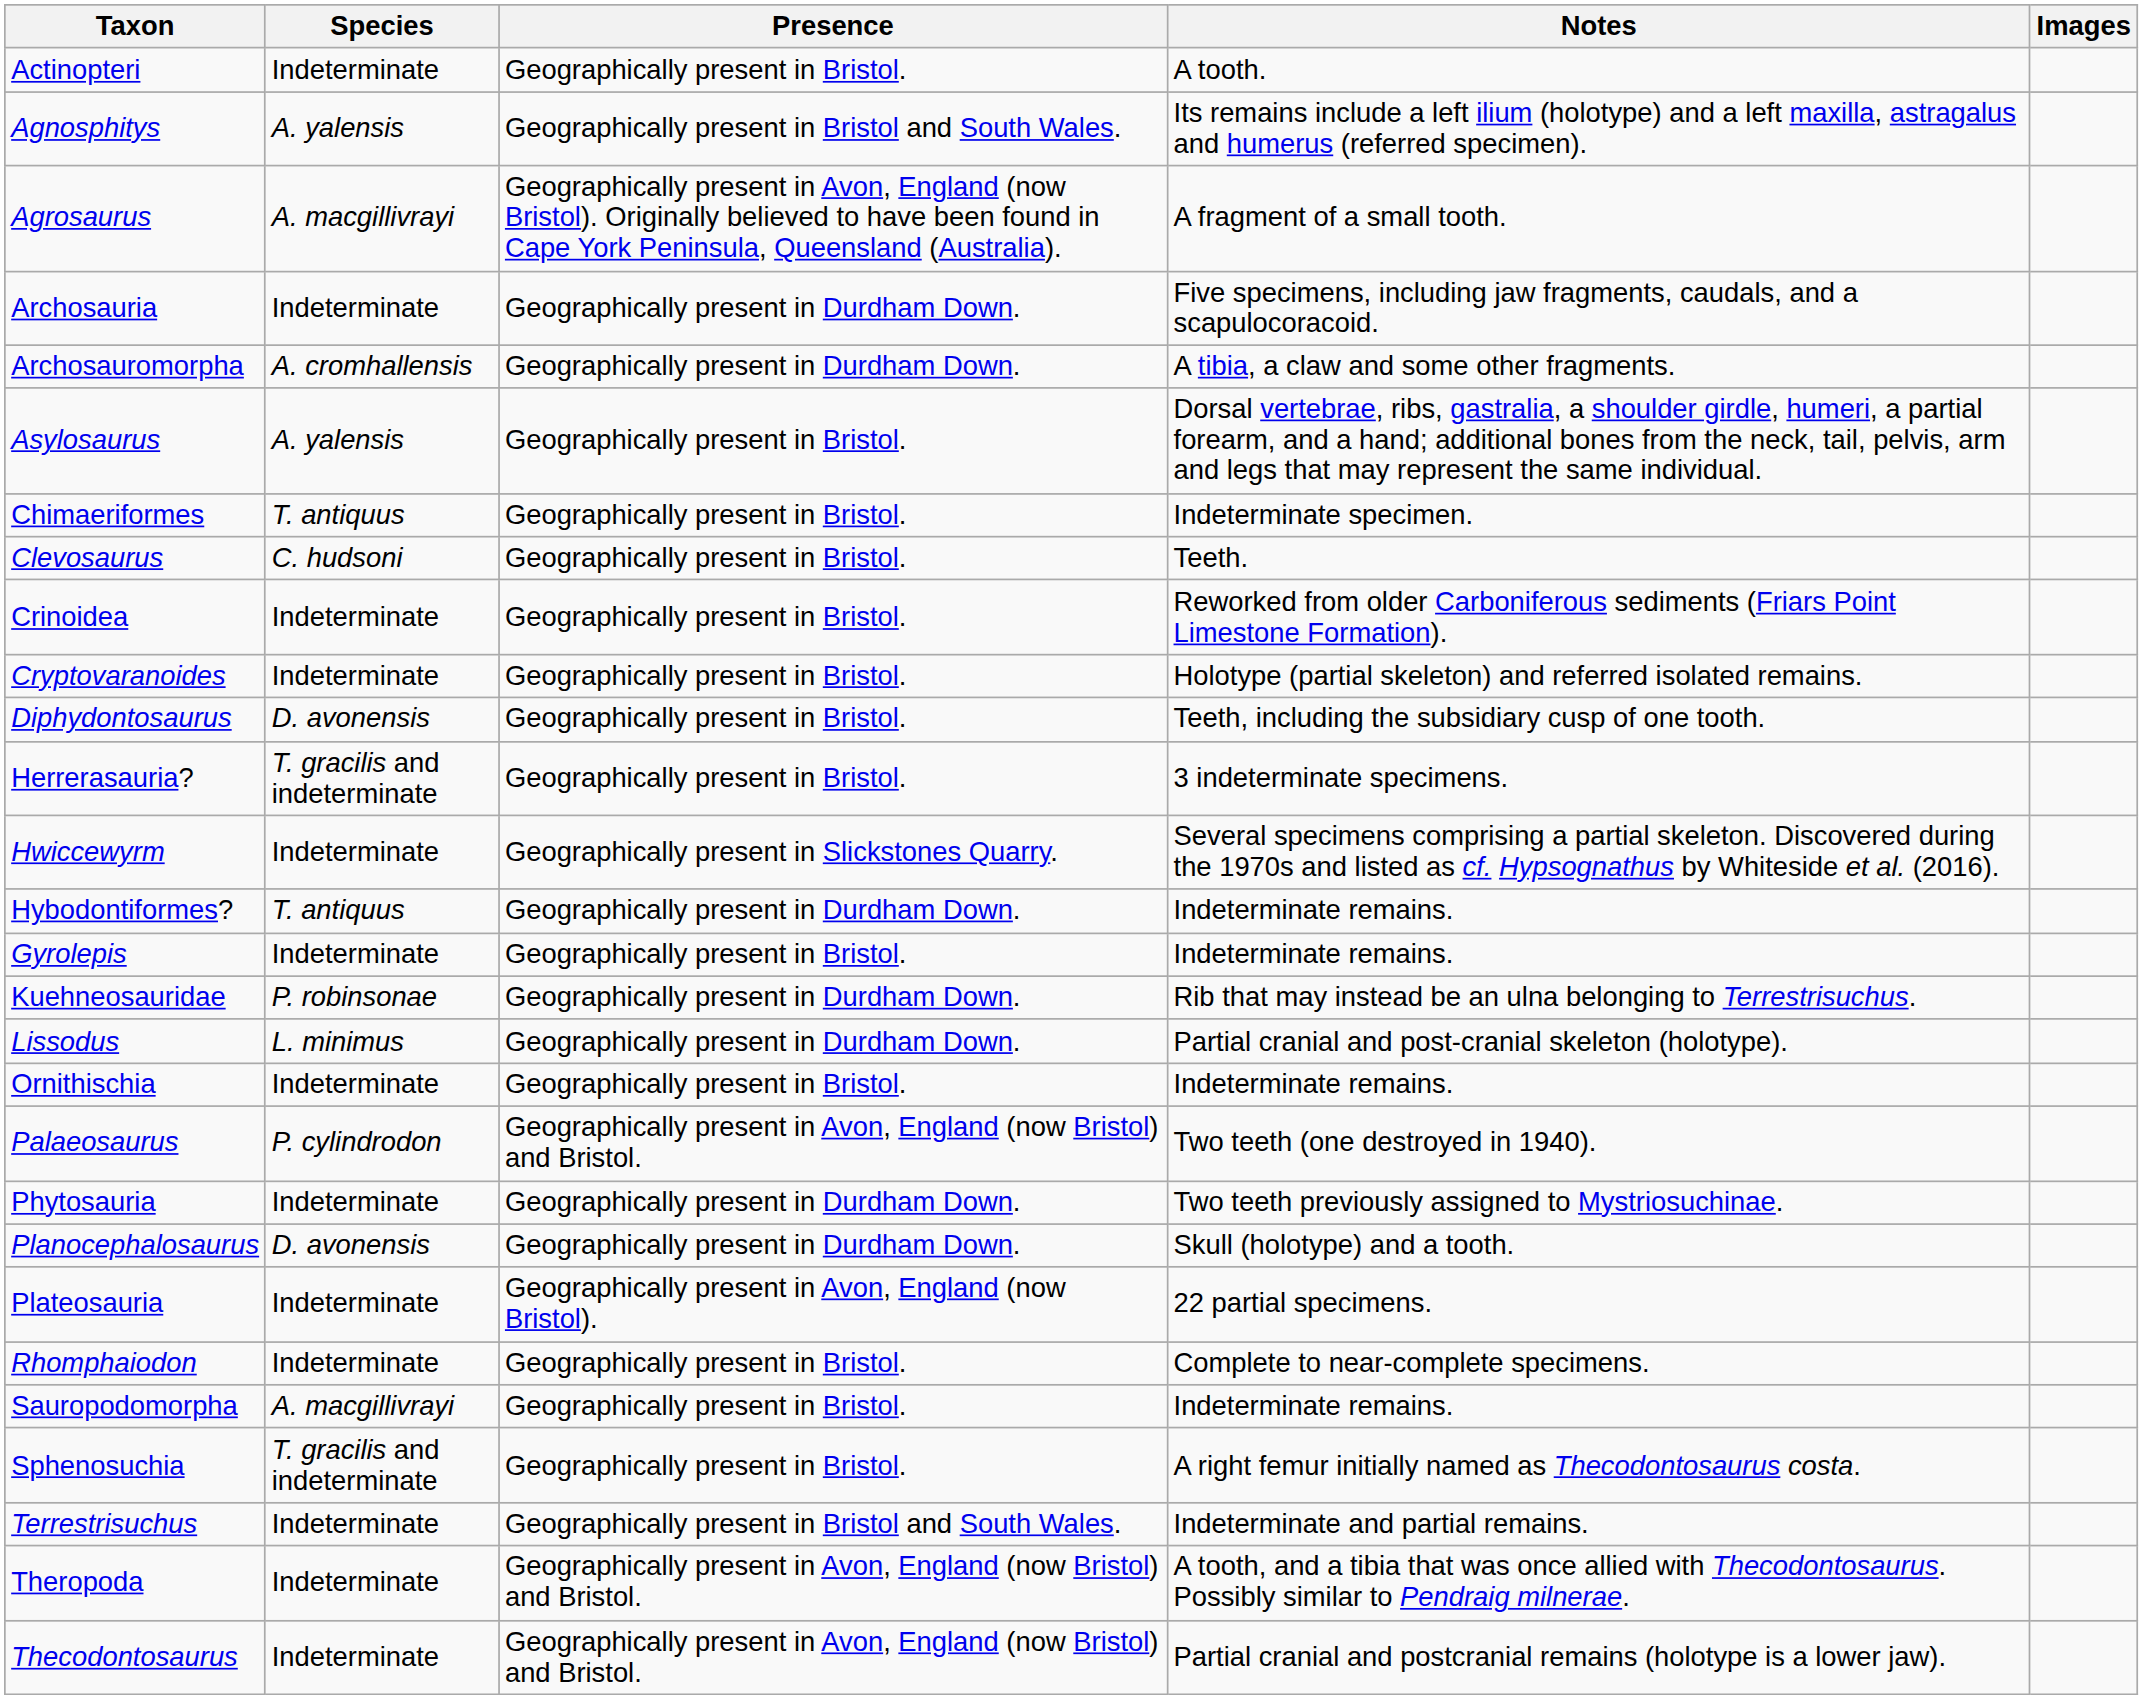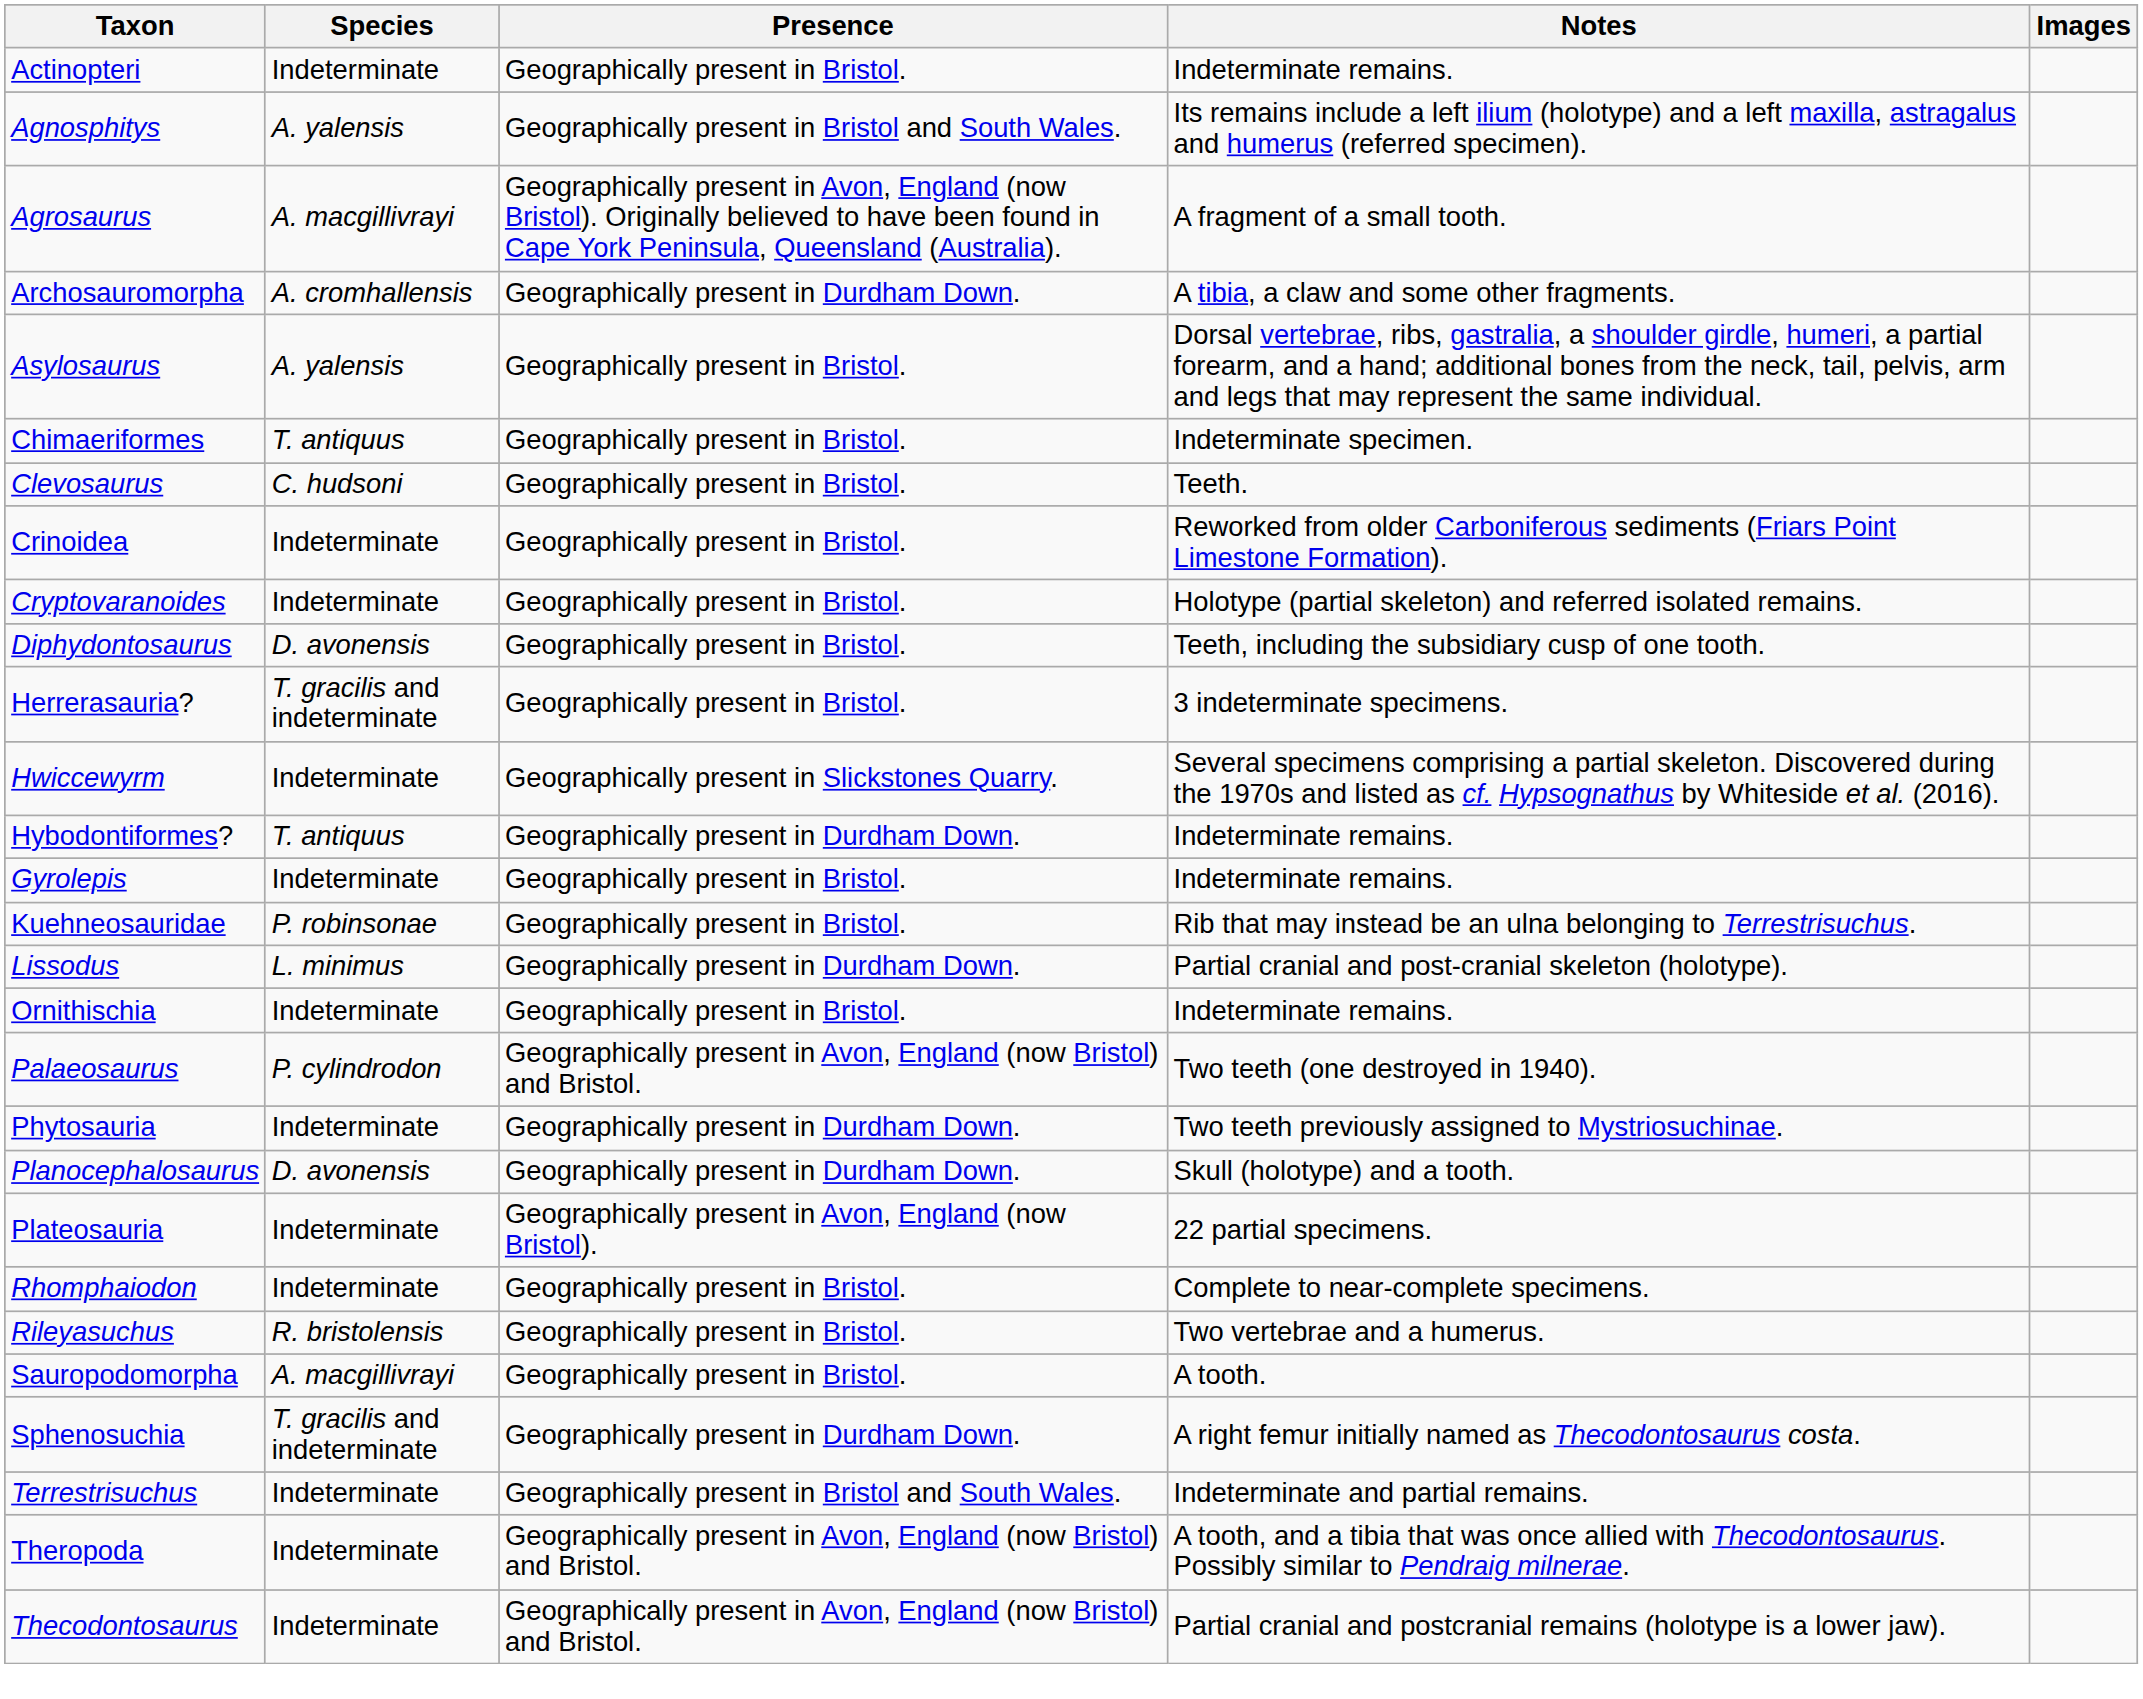(1220, 69) A tooth. -> (1313, 69) Indeterminate remains.
- row: (84, 307)
(763, 997) Geographically present in Durdham Down. -> (706, 923) Geographically present in Bristol.
+ row: (93, 1331)
(1313, 1406) Indeterminate remains. -> (1220, 1375) A tooth.
(706, 1464) Geographically present in Bristol. -> (763, 1434) Geographically present in Durdham Down.
